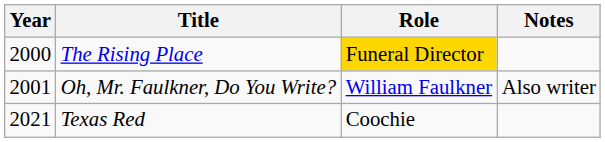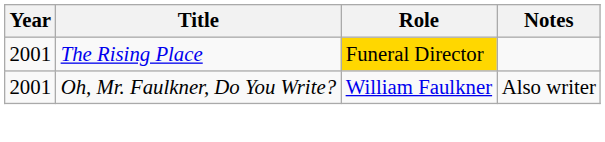(30, 53) 2000 -> (30, 53) 2001
- row: (103, 119)
